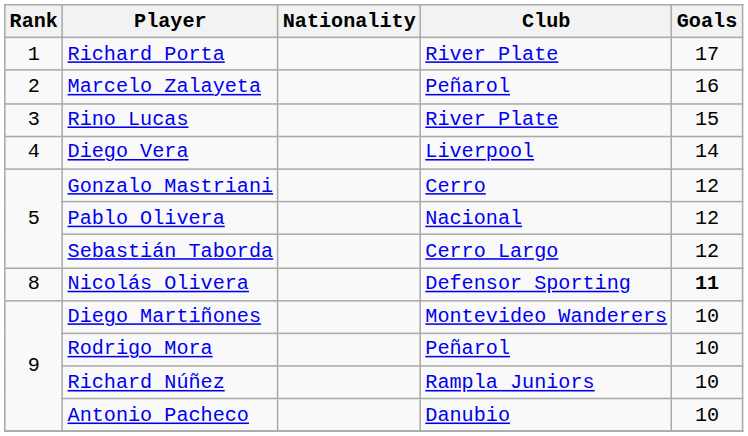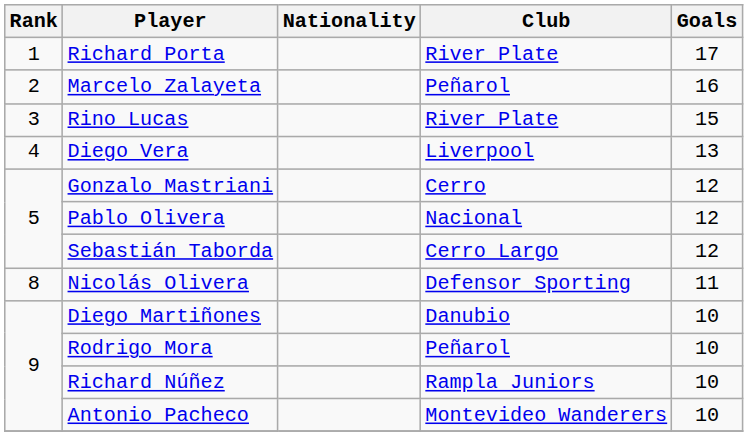(707, 153) 14 -> (707, 153) 13
(707, 284) bold -> (707, 284) normal
(546, 317) Montevideo Wanderers -> (468, 317) Danubio
(468, 415) Danubio -> (546, 415) Montevideo Wanderers
